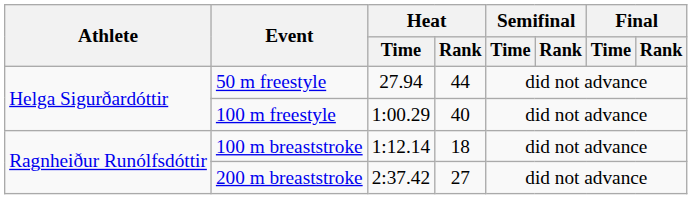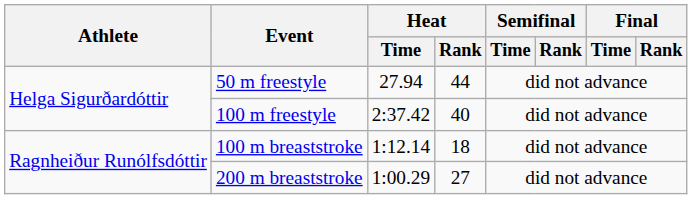(401, 114) 1:00.29 -> (401, 114) 2:37.42
(401, 178) 2:37.42 -> (401, 178) 1:00.29
